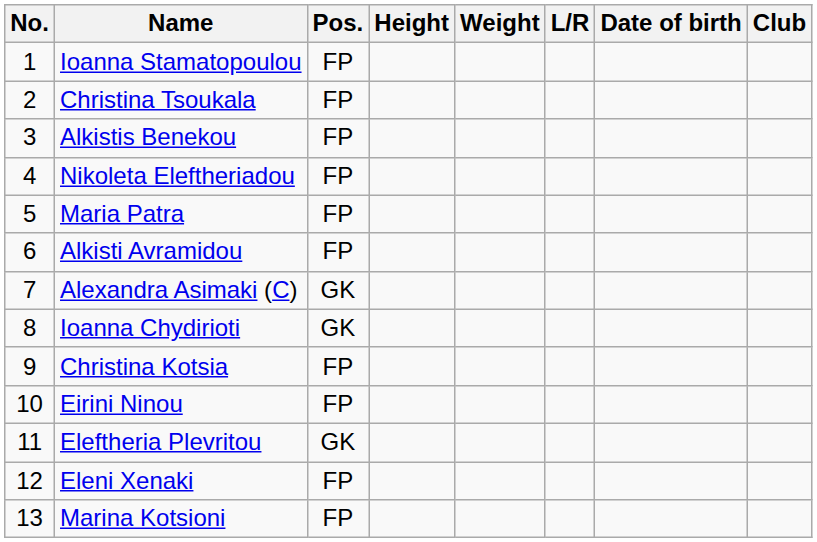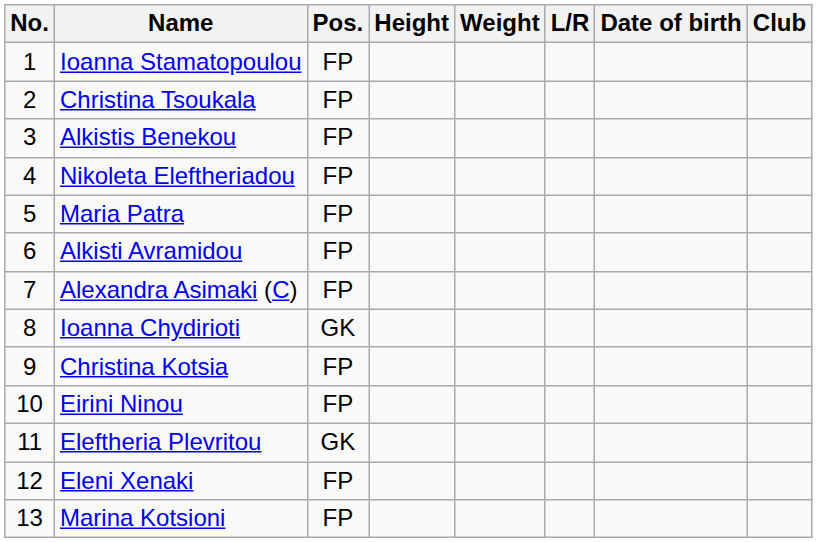(338, 289) GK -> (338, 289) FP
